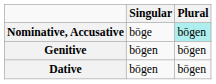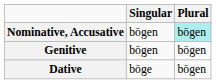(141, 32) bōge -> (144, 32) bōgen
(144, 69) bōgen -> (141, 69) bōge
